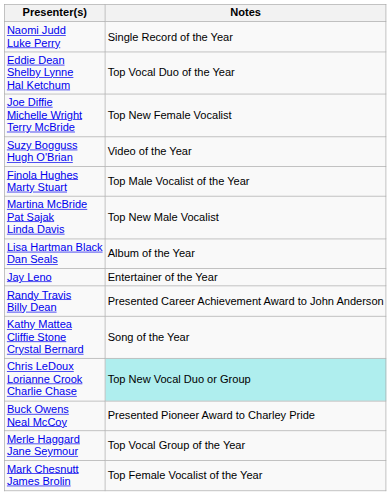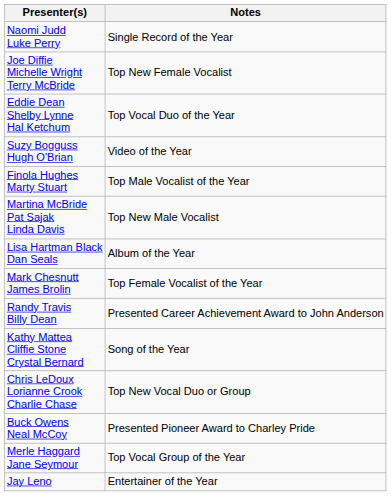rows swapped: (45, 115) <-> (40, 73)
rows swapped: (43, 475) <-> (29, 277)
(179, 379) paleturquoise background -> (179, 392) no background
